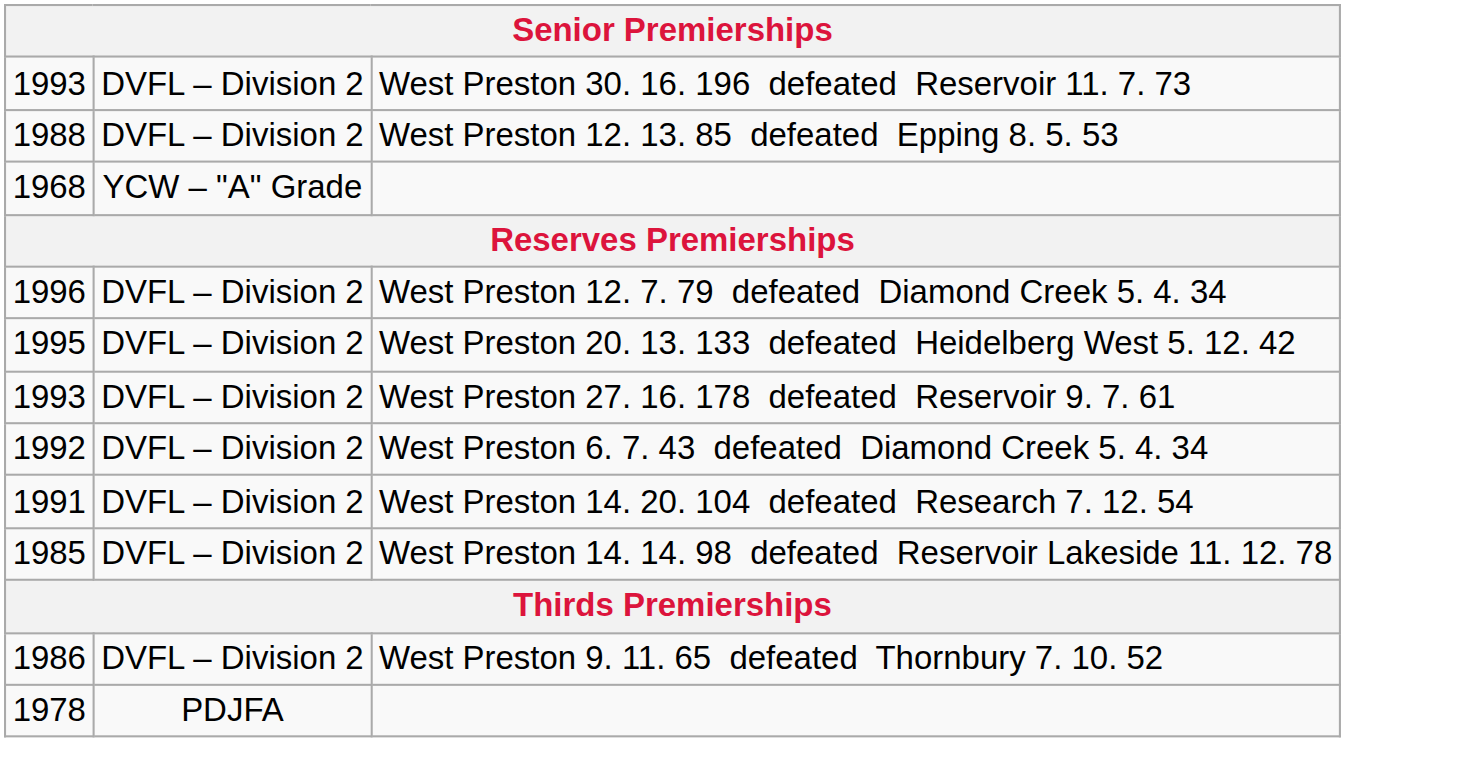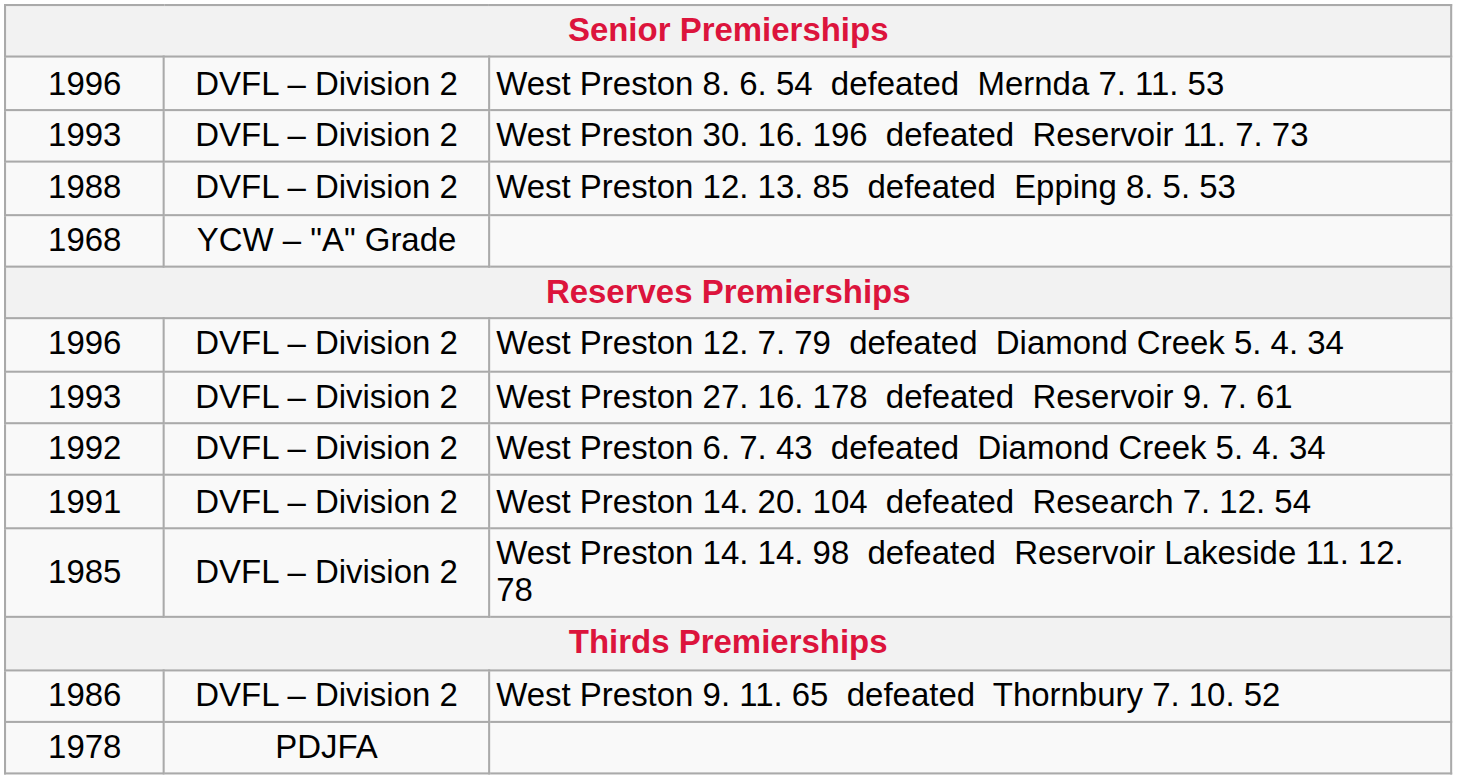+ row: (85, 82)
- row: (49, 344)
